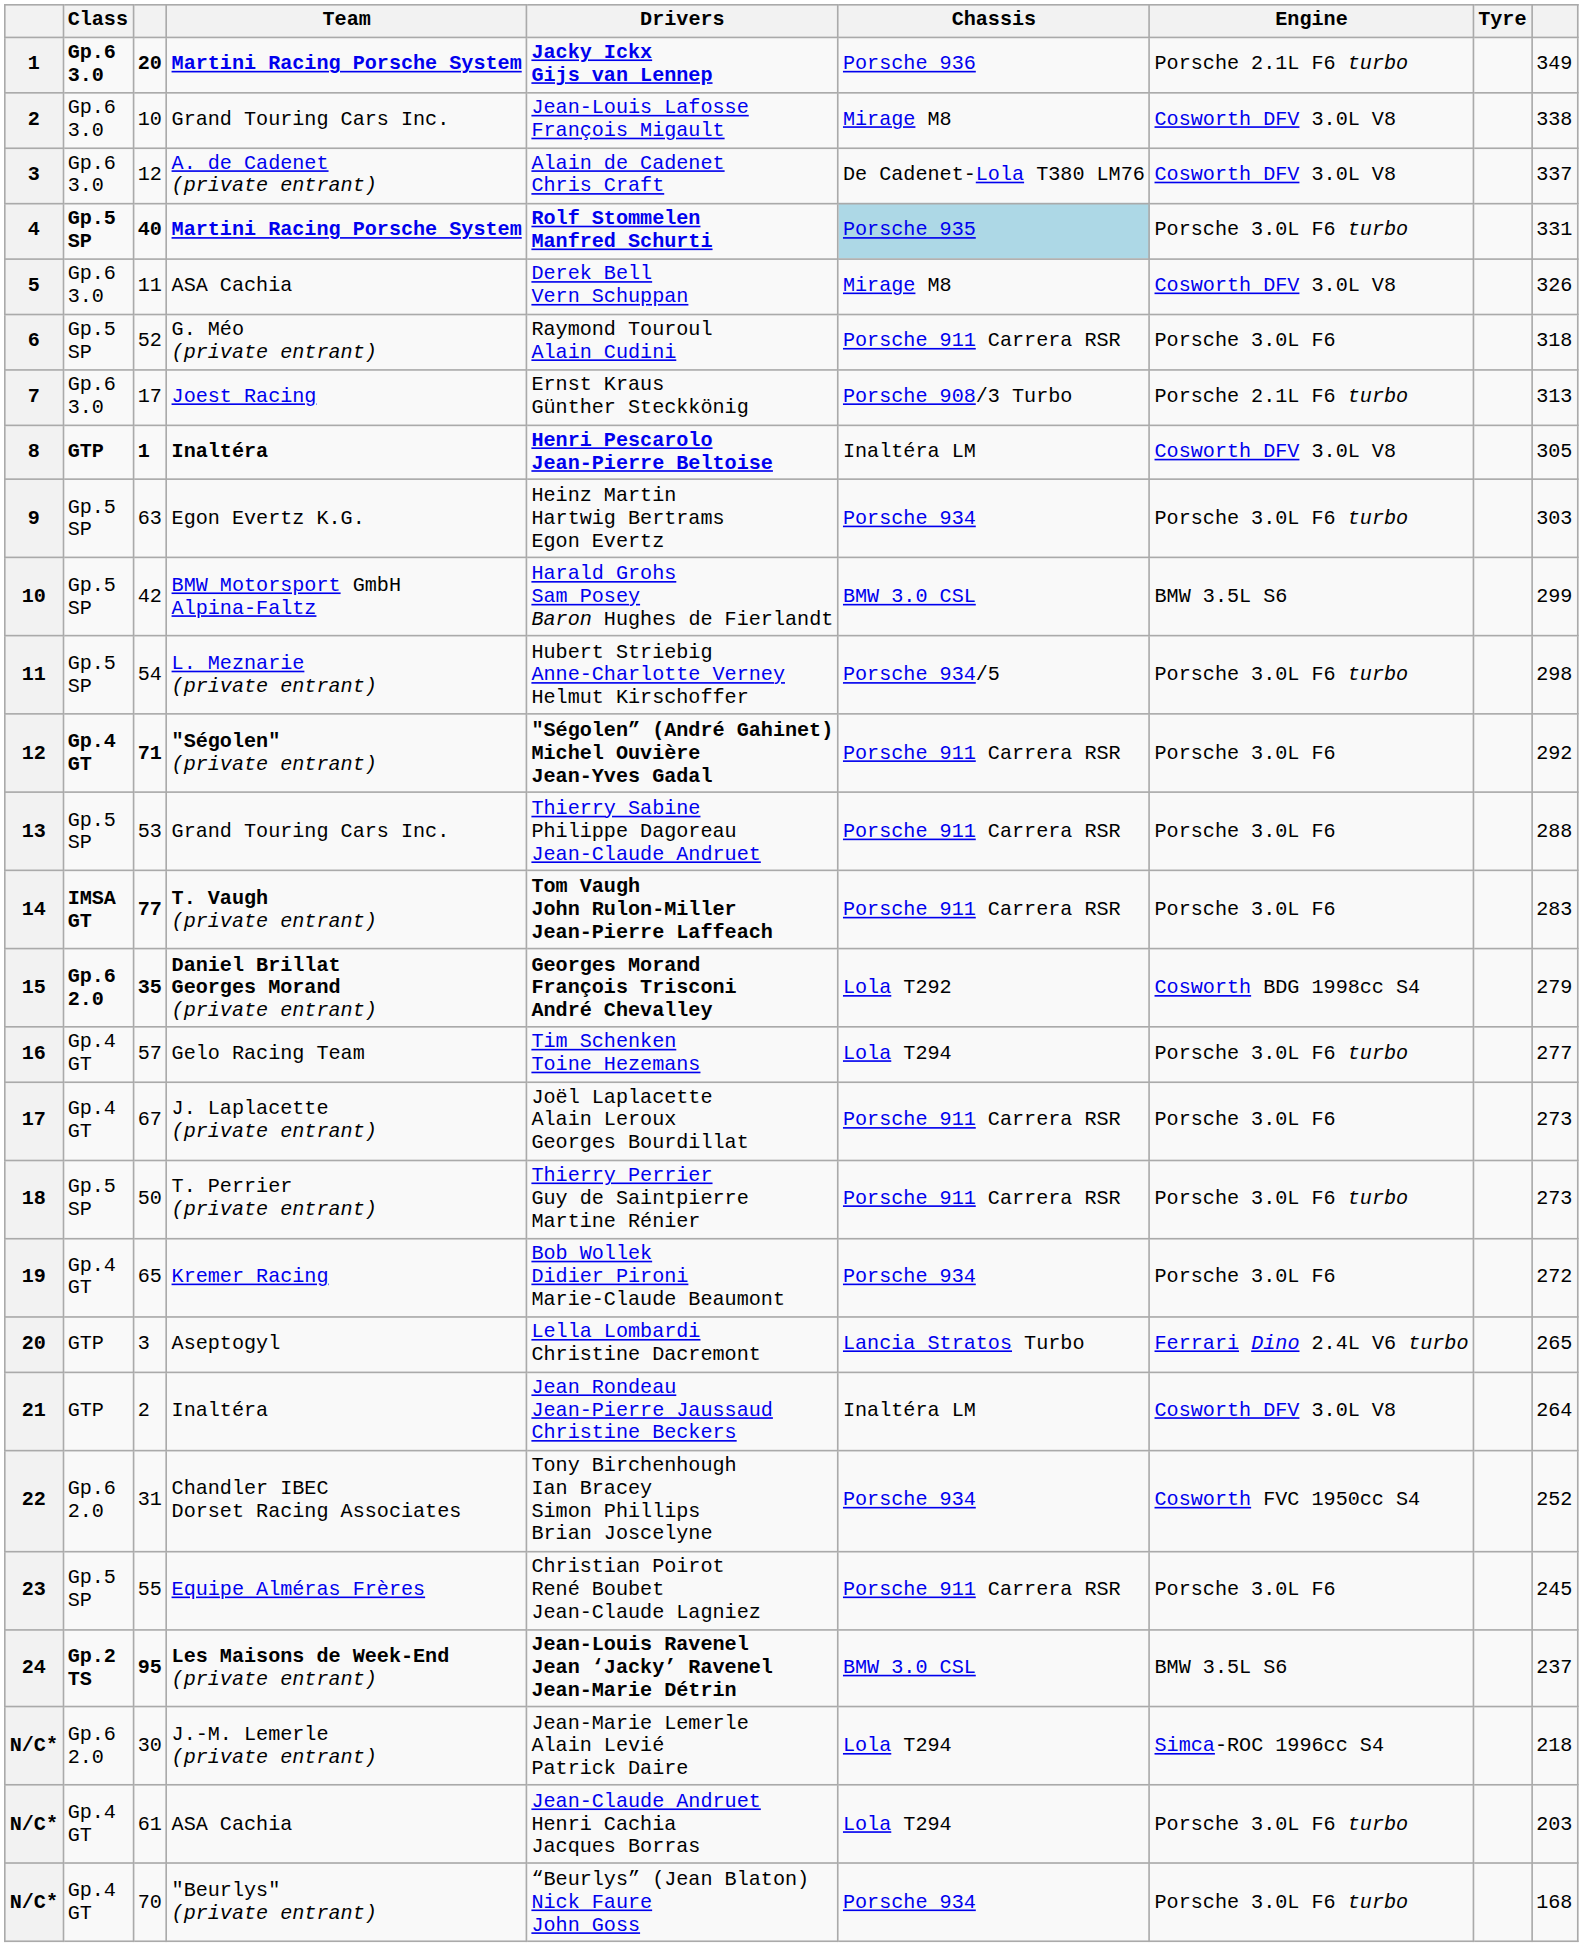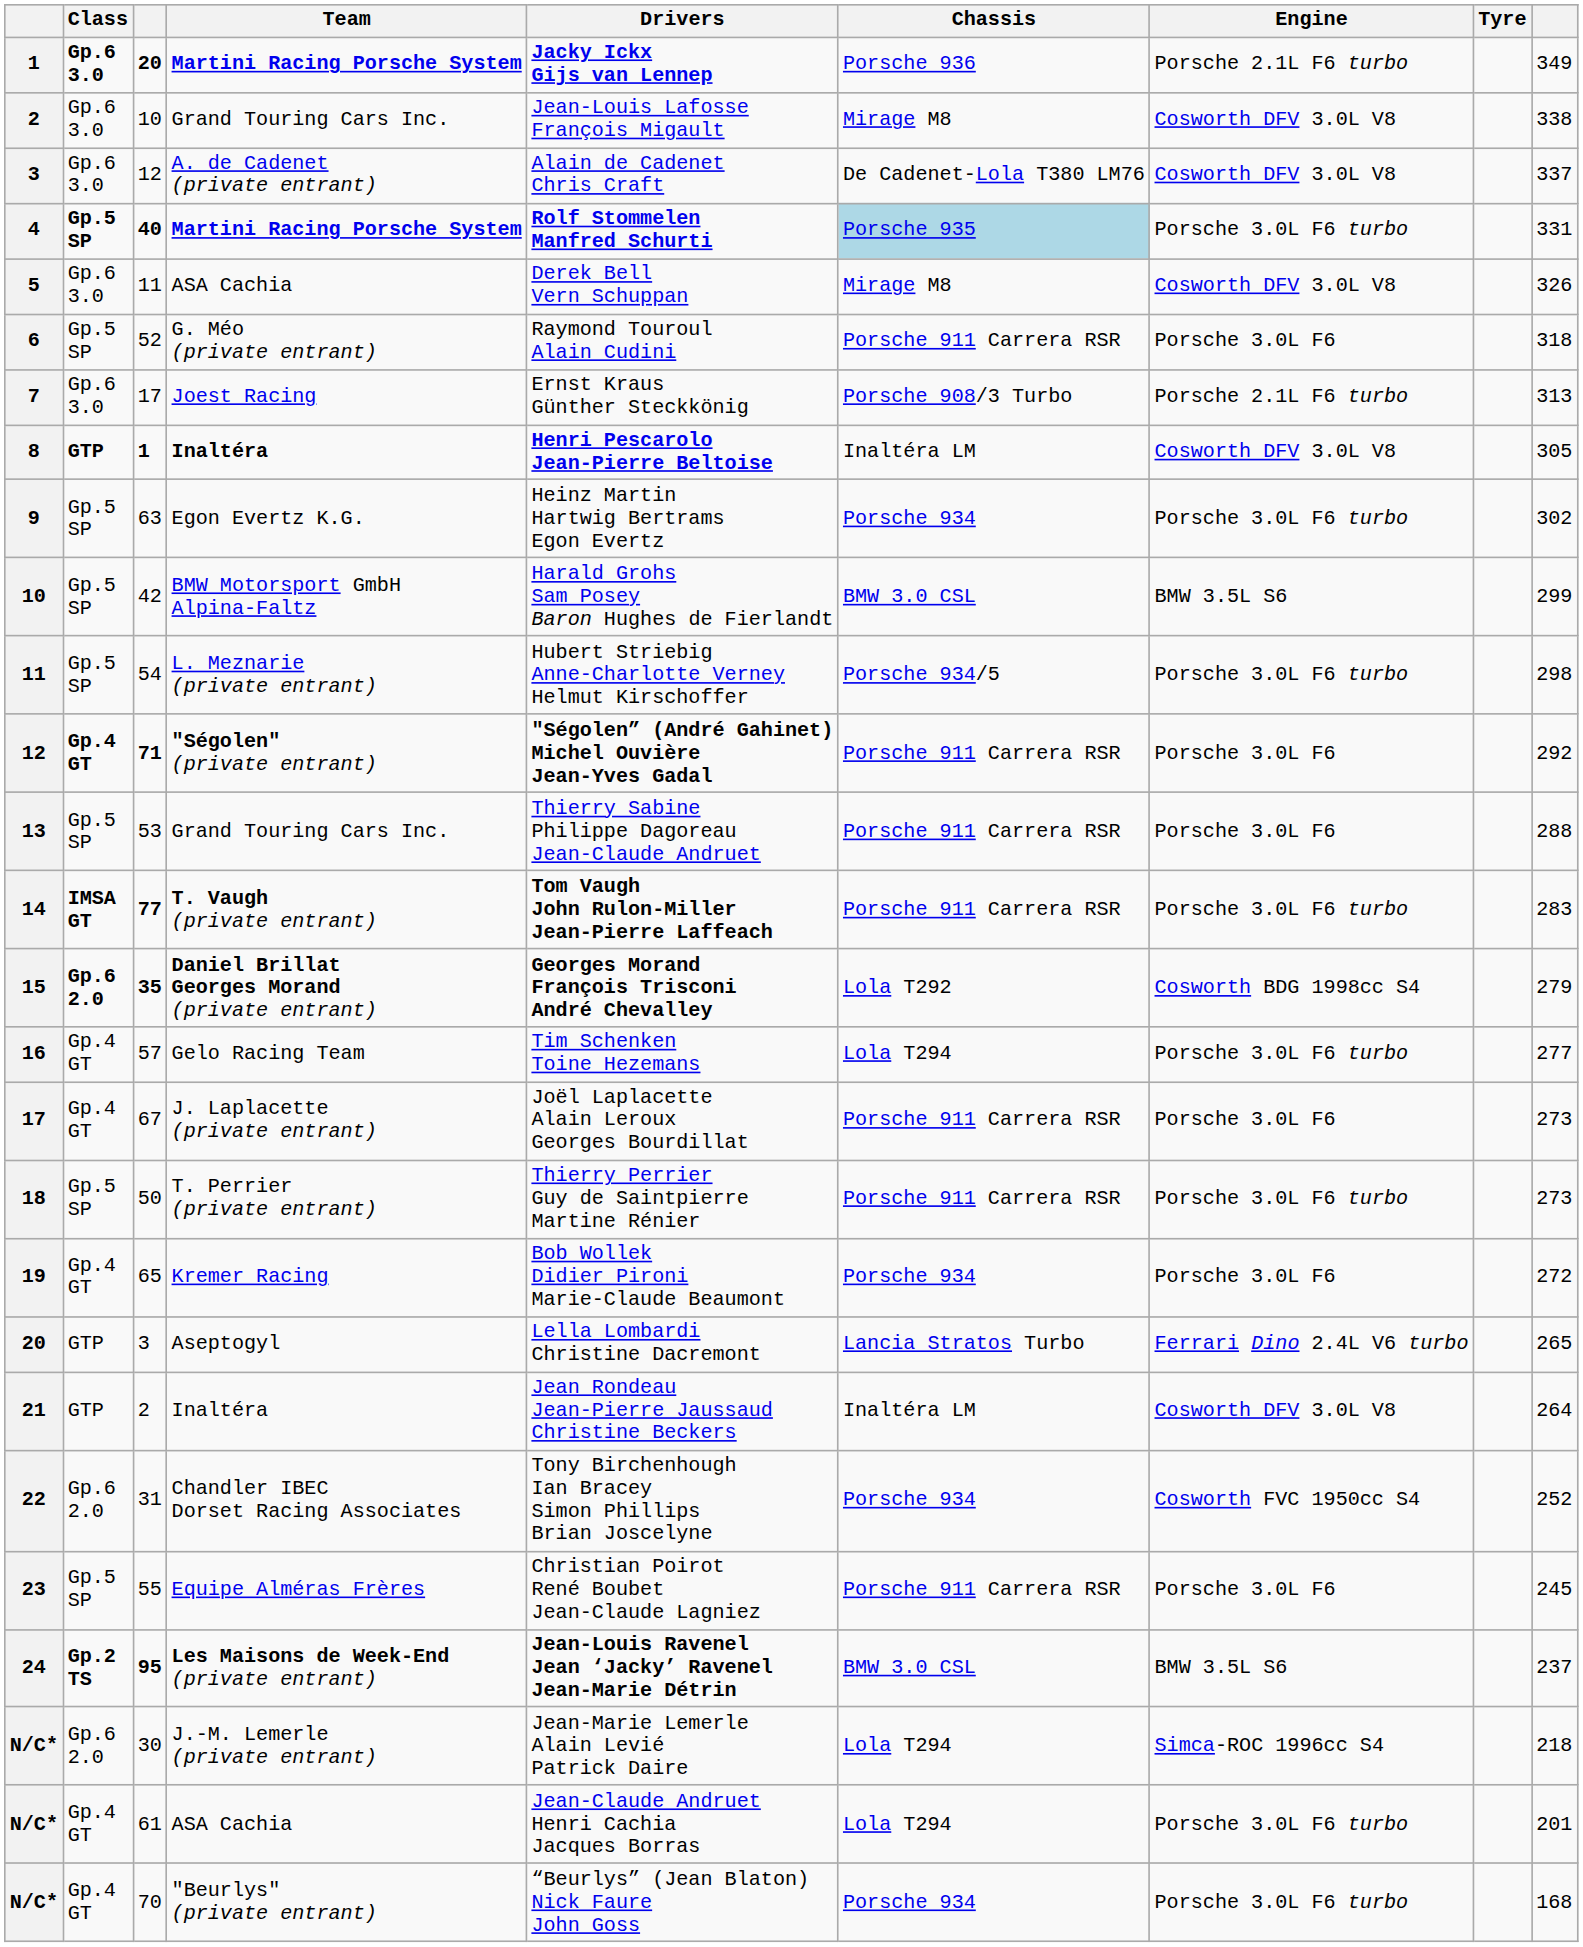(1554, 519) 303 -> (1554, 519) 302
(1245, 910) Porsche 3.0L F6 -> (1281, 910) Porsche 3.0L F6 turbo
(1554, 1825) 203 -> (1554, 1825) 201
